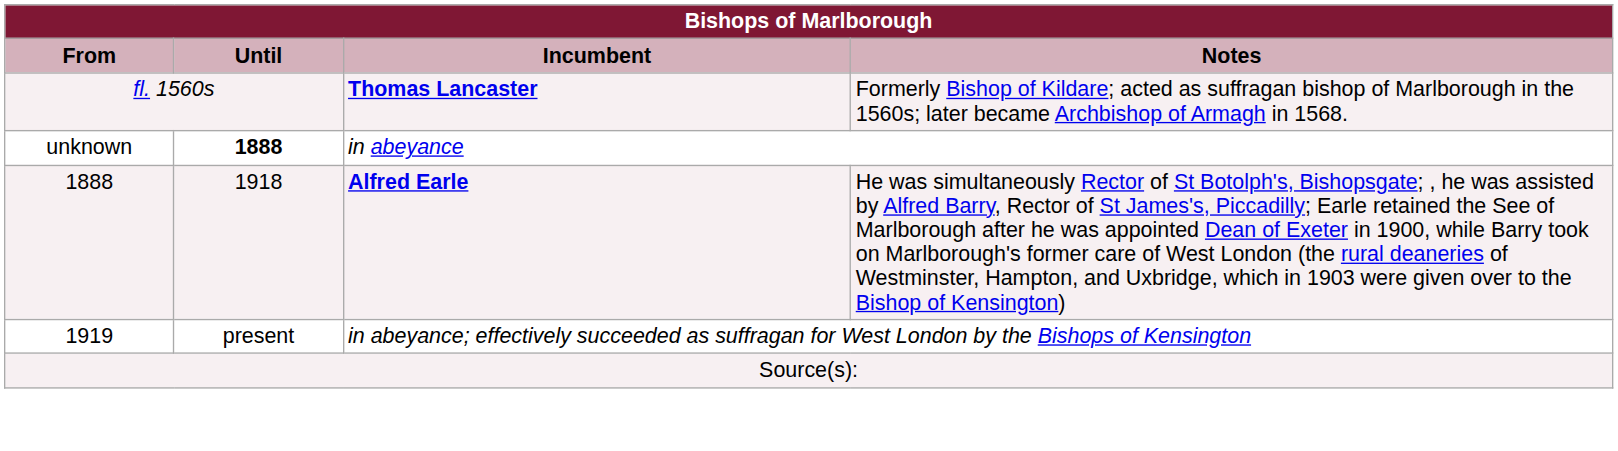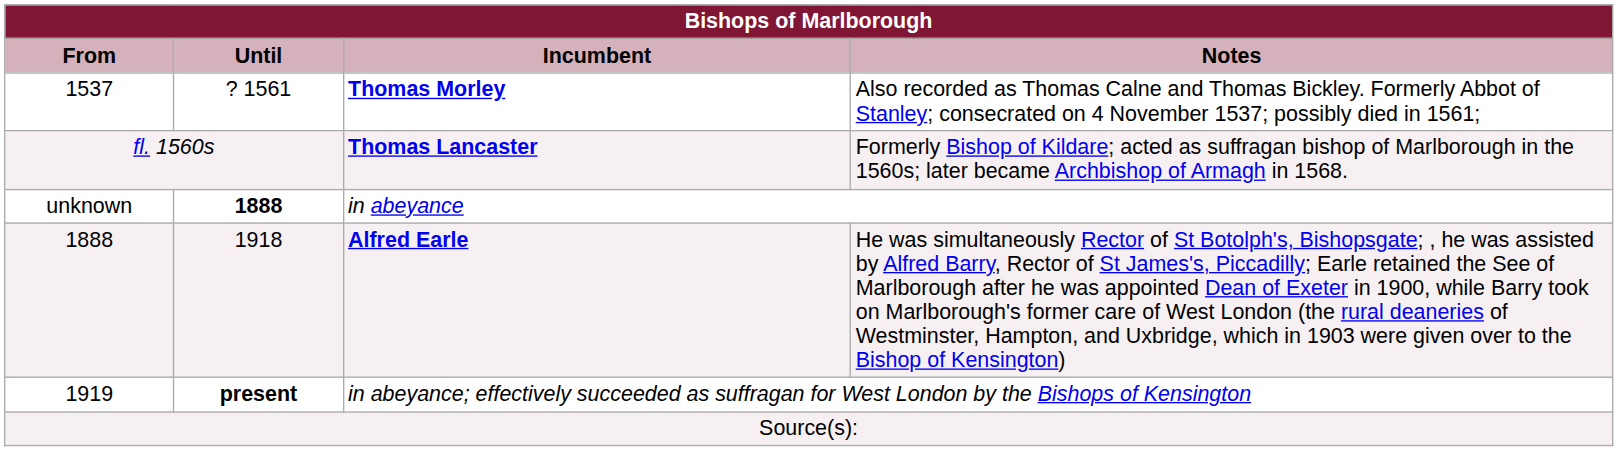+ row: (89, 89)
(258, 336) normal -> (258, 394) bold
